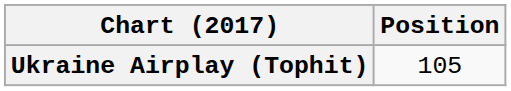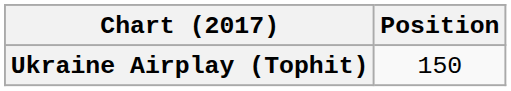(440, 66) 105 -> (440, 66) 150
